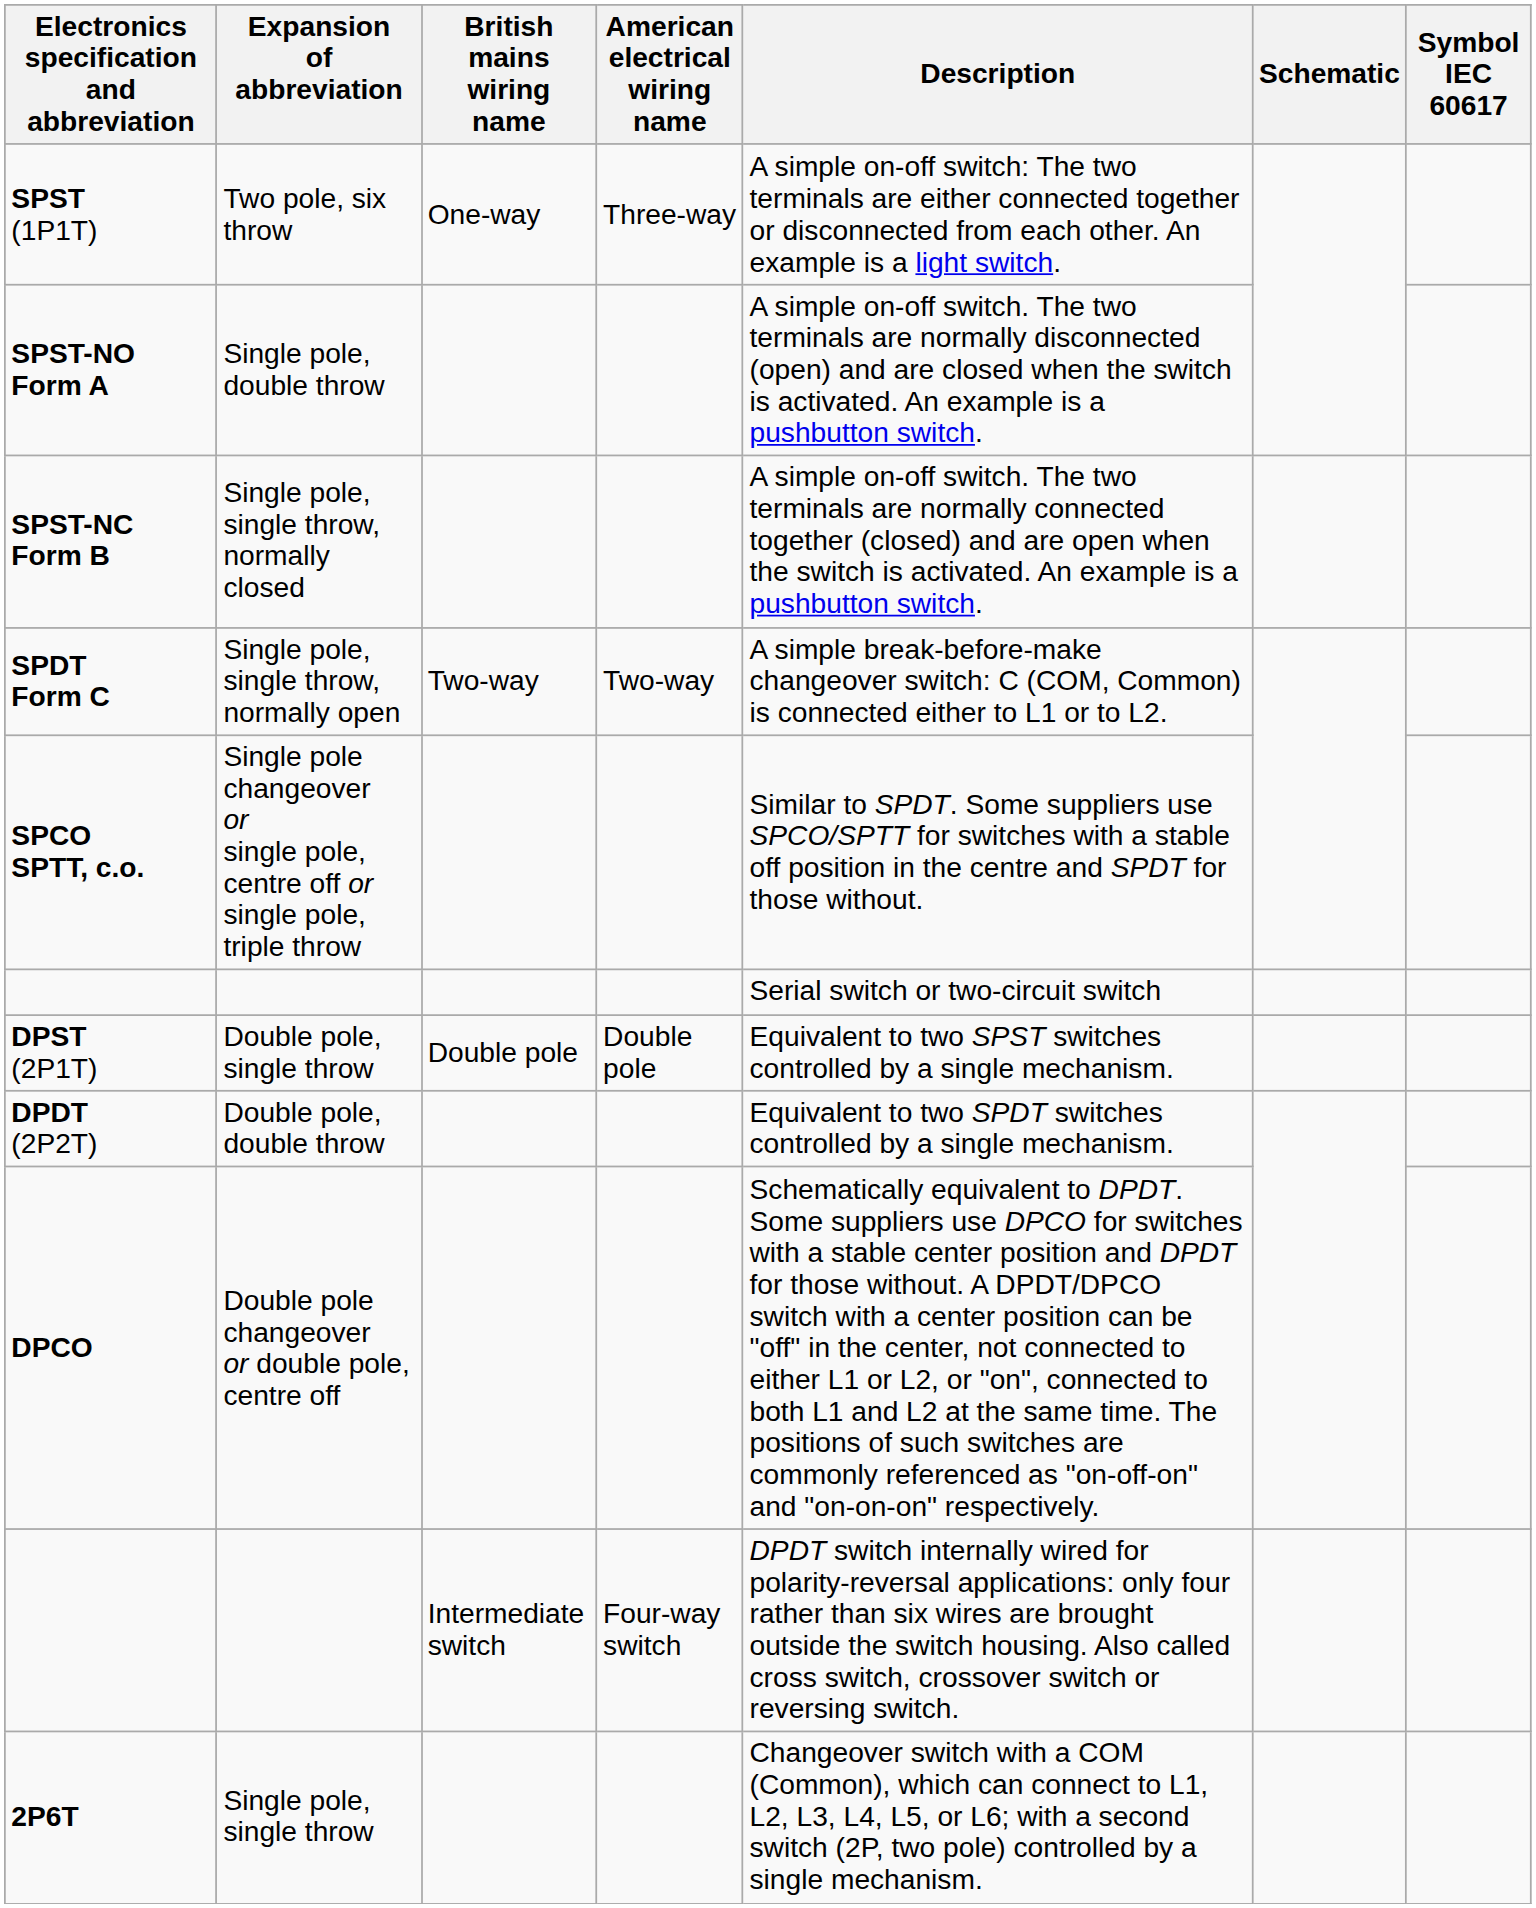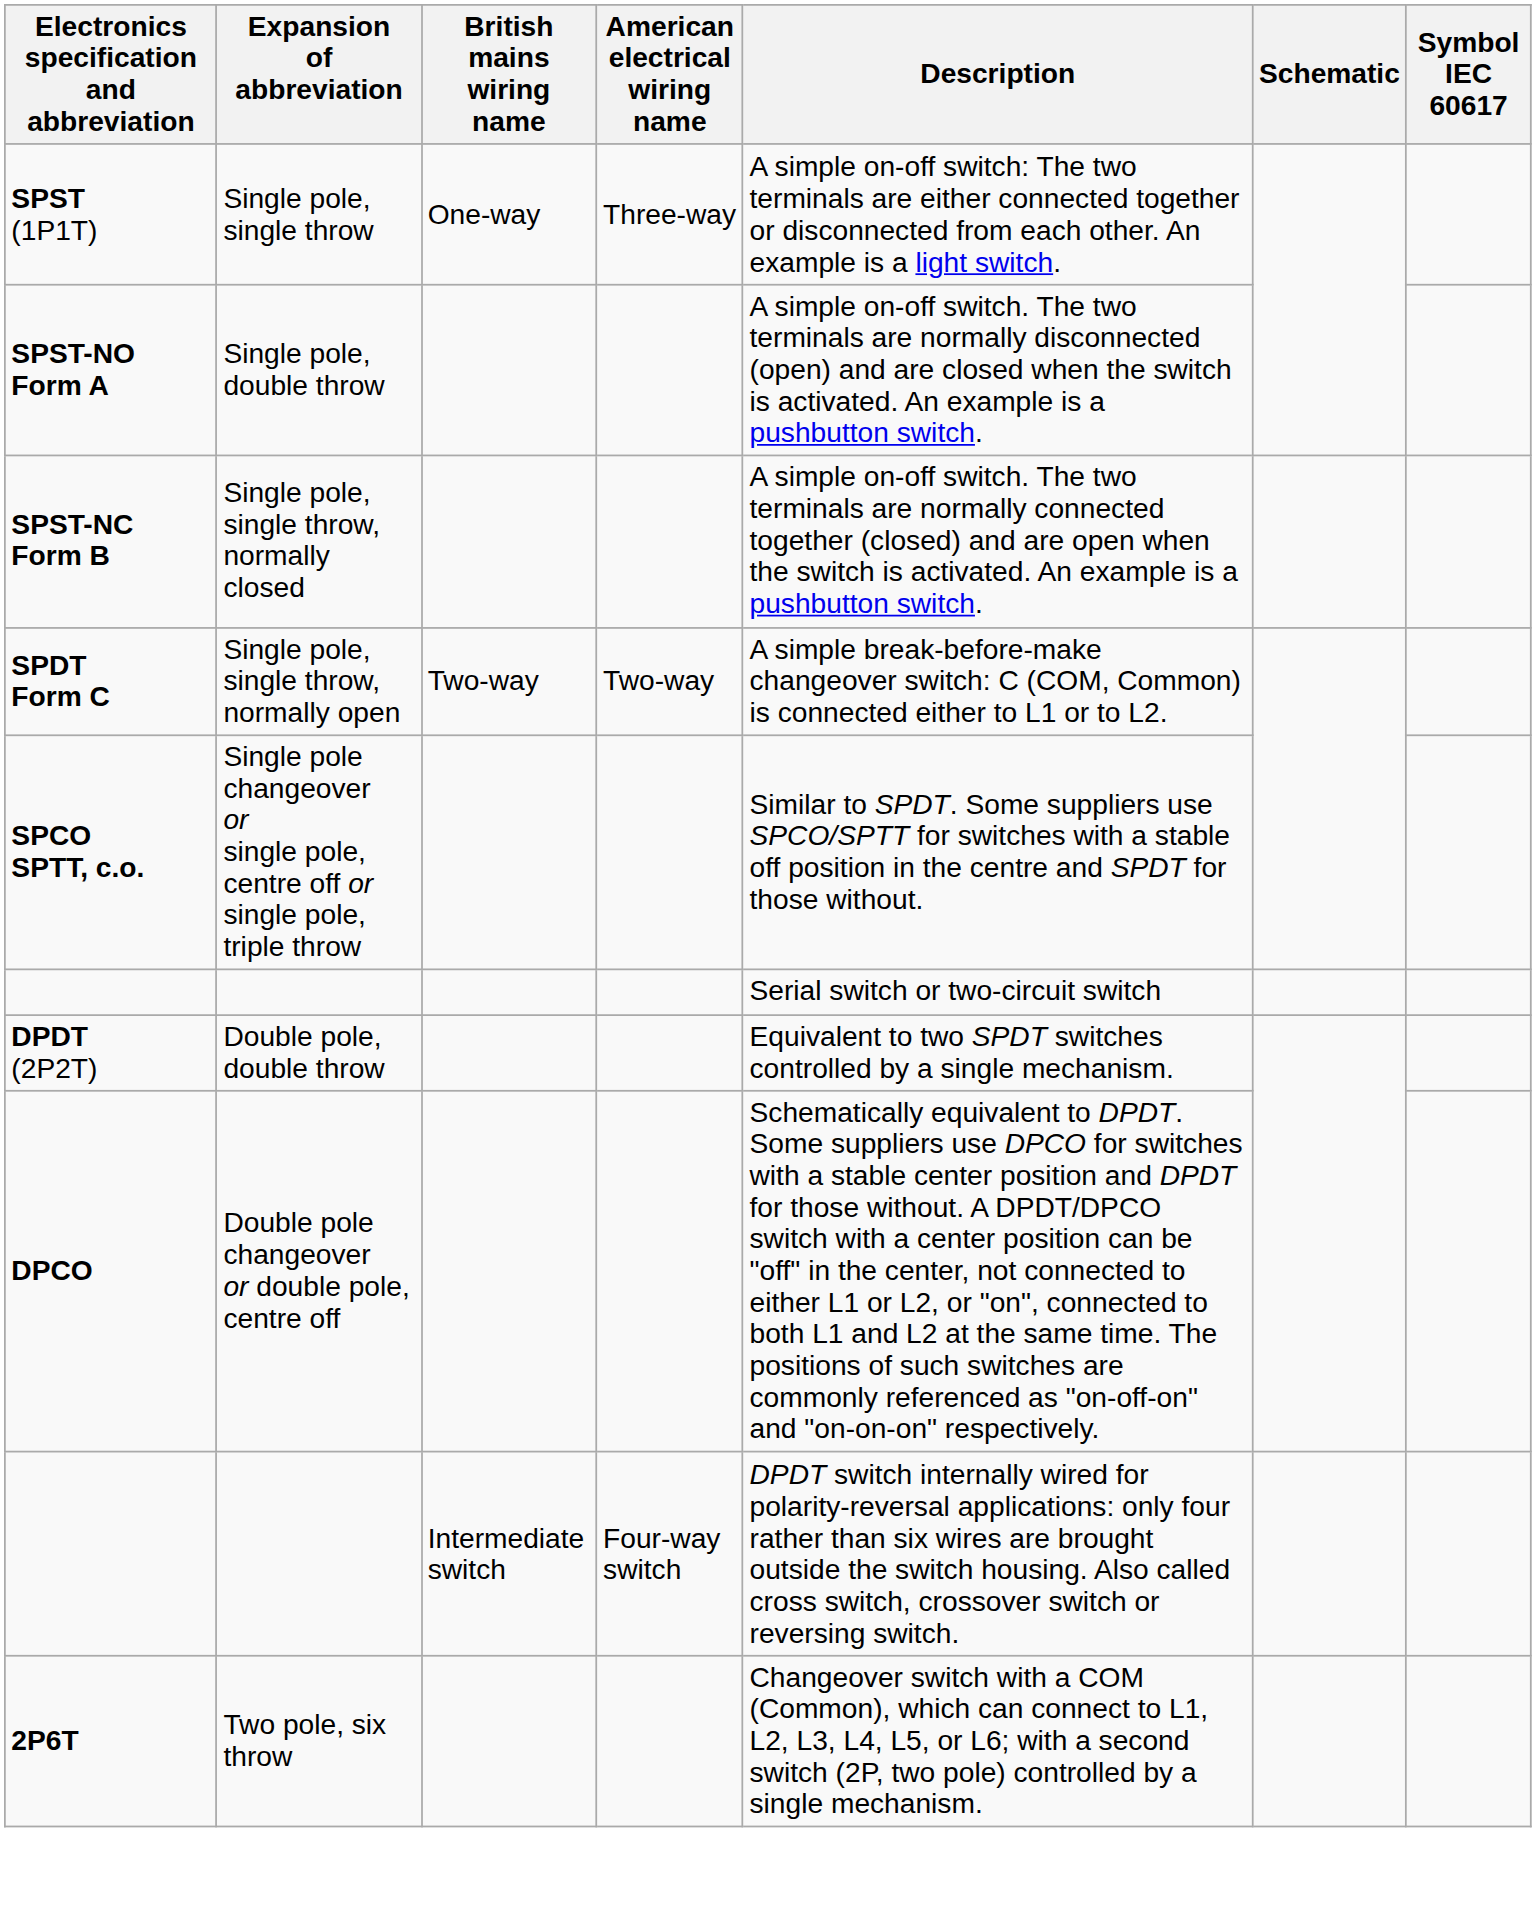(305, 214) Two pole, six throw -> (299, 214) Single pole, single throw
- row: (54, 1052)
(299, 1816) Single pole, single throw -> (305, 1740) Two pole, six throw
